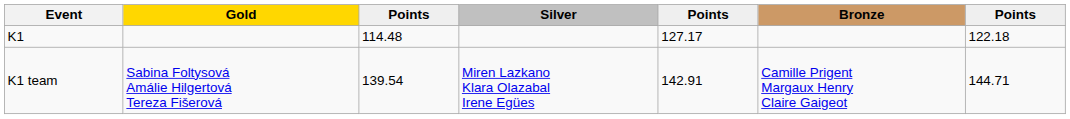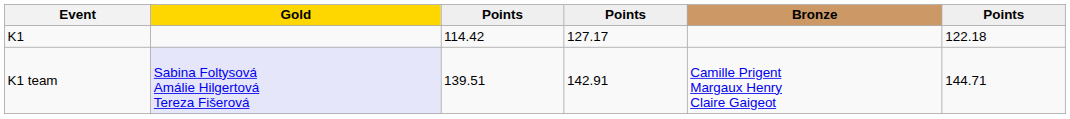- column: (559, 15)
(382, 36) 114.48 -> (464, 36) 114.42
(179, 88) no background -> (207, 88) lavender background
(383, 80) 139.54 -> (465, 80) 139.51
